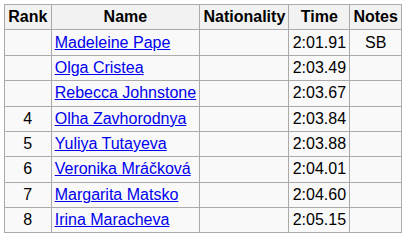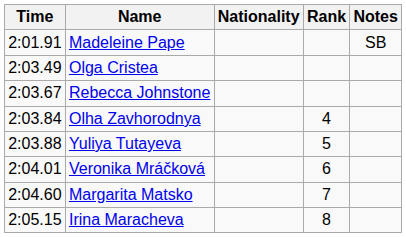columns swapped: (28, 17) <-> (319, 17)
